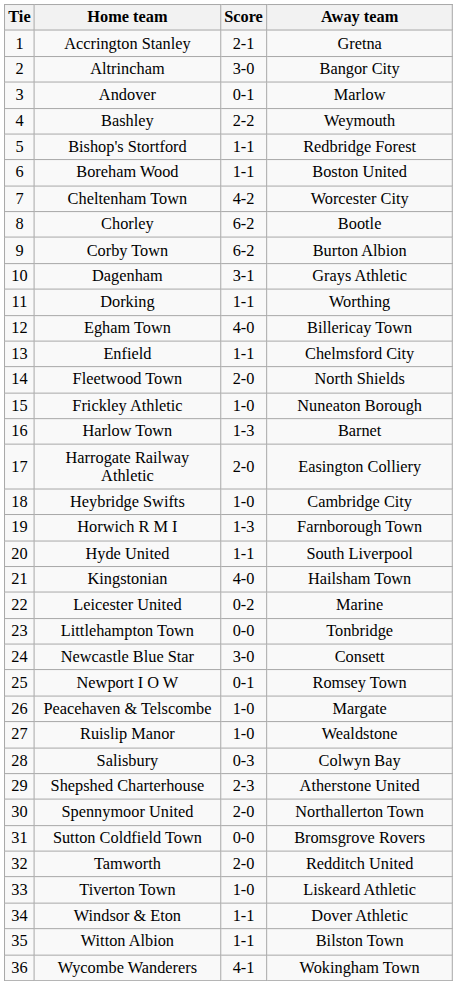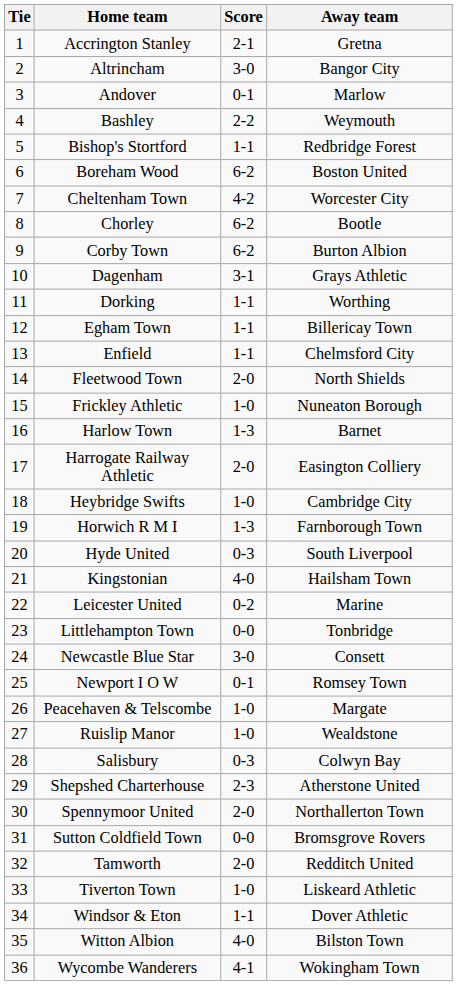(244, 172) 1-1 -> (244, 172) 6-2
(244, 328) 4-0 -> (244, 328) 1-1
(244, 553) 1-1 -> (244, 553) 0-3
(244, 941) 1-1 -> (244, 941) 4-0
